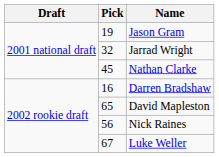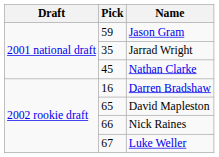(107, 32) 19 -> (107, 32) 59
(107, 50) 32 -> (107, 50) 35
(107, 124) 56 -> (107, 124) 66
